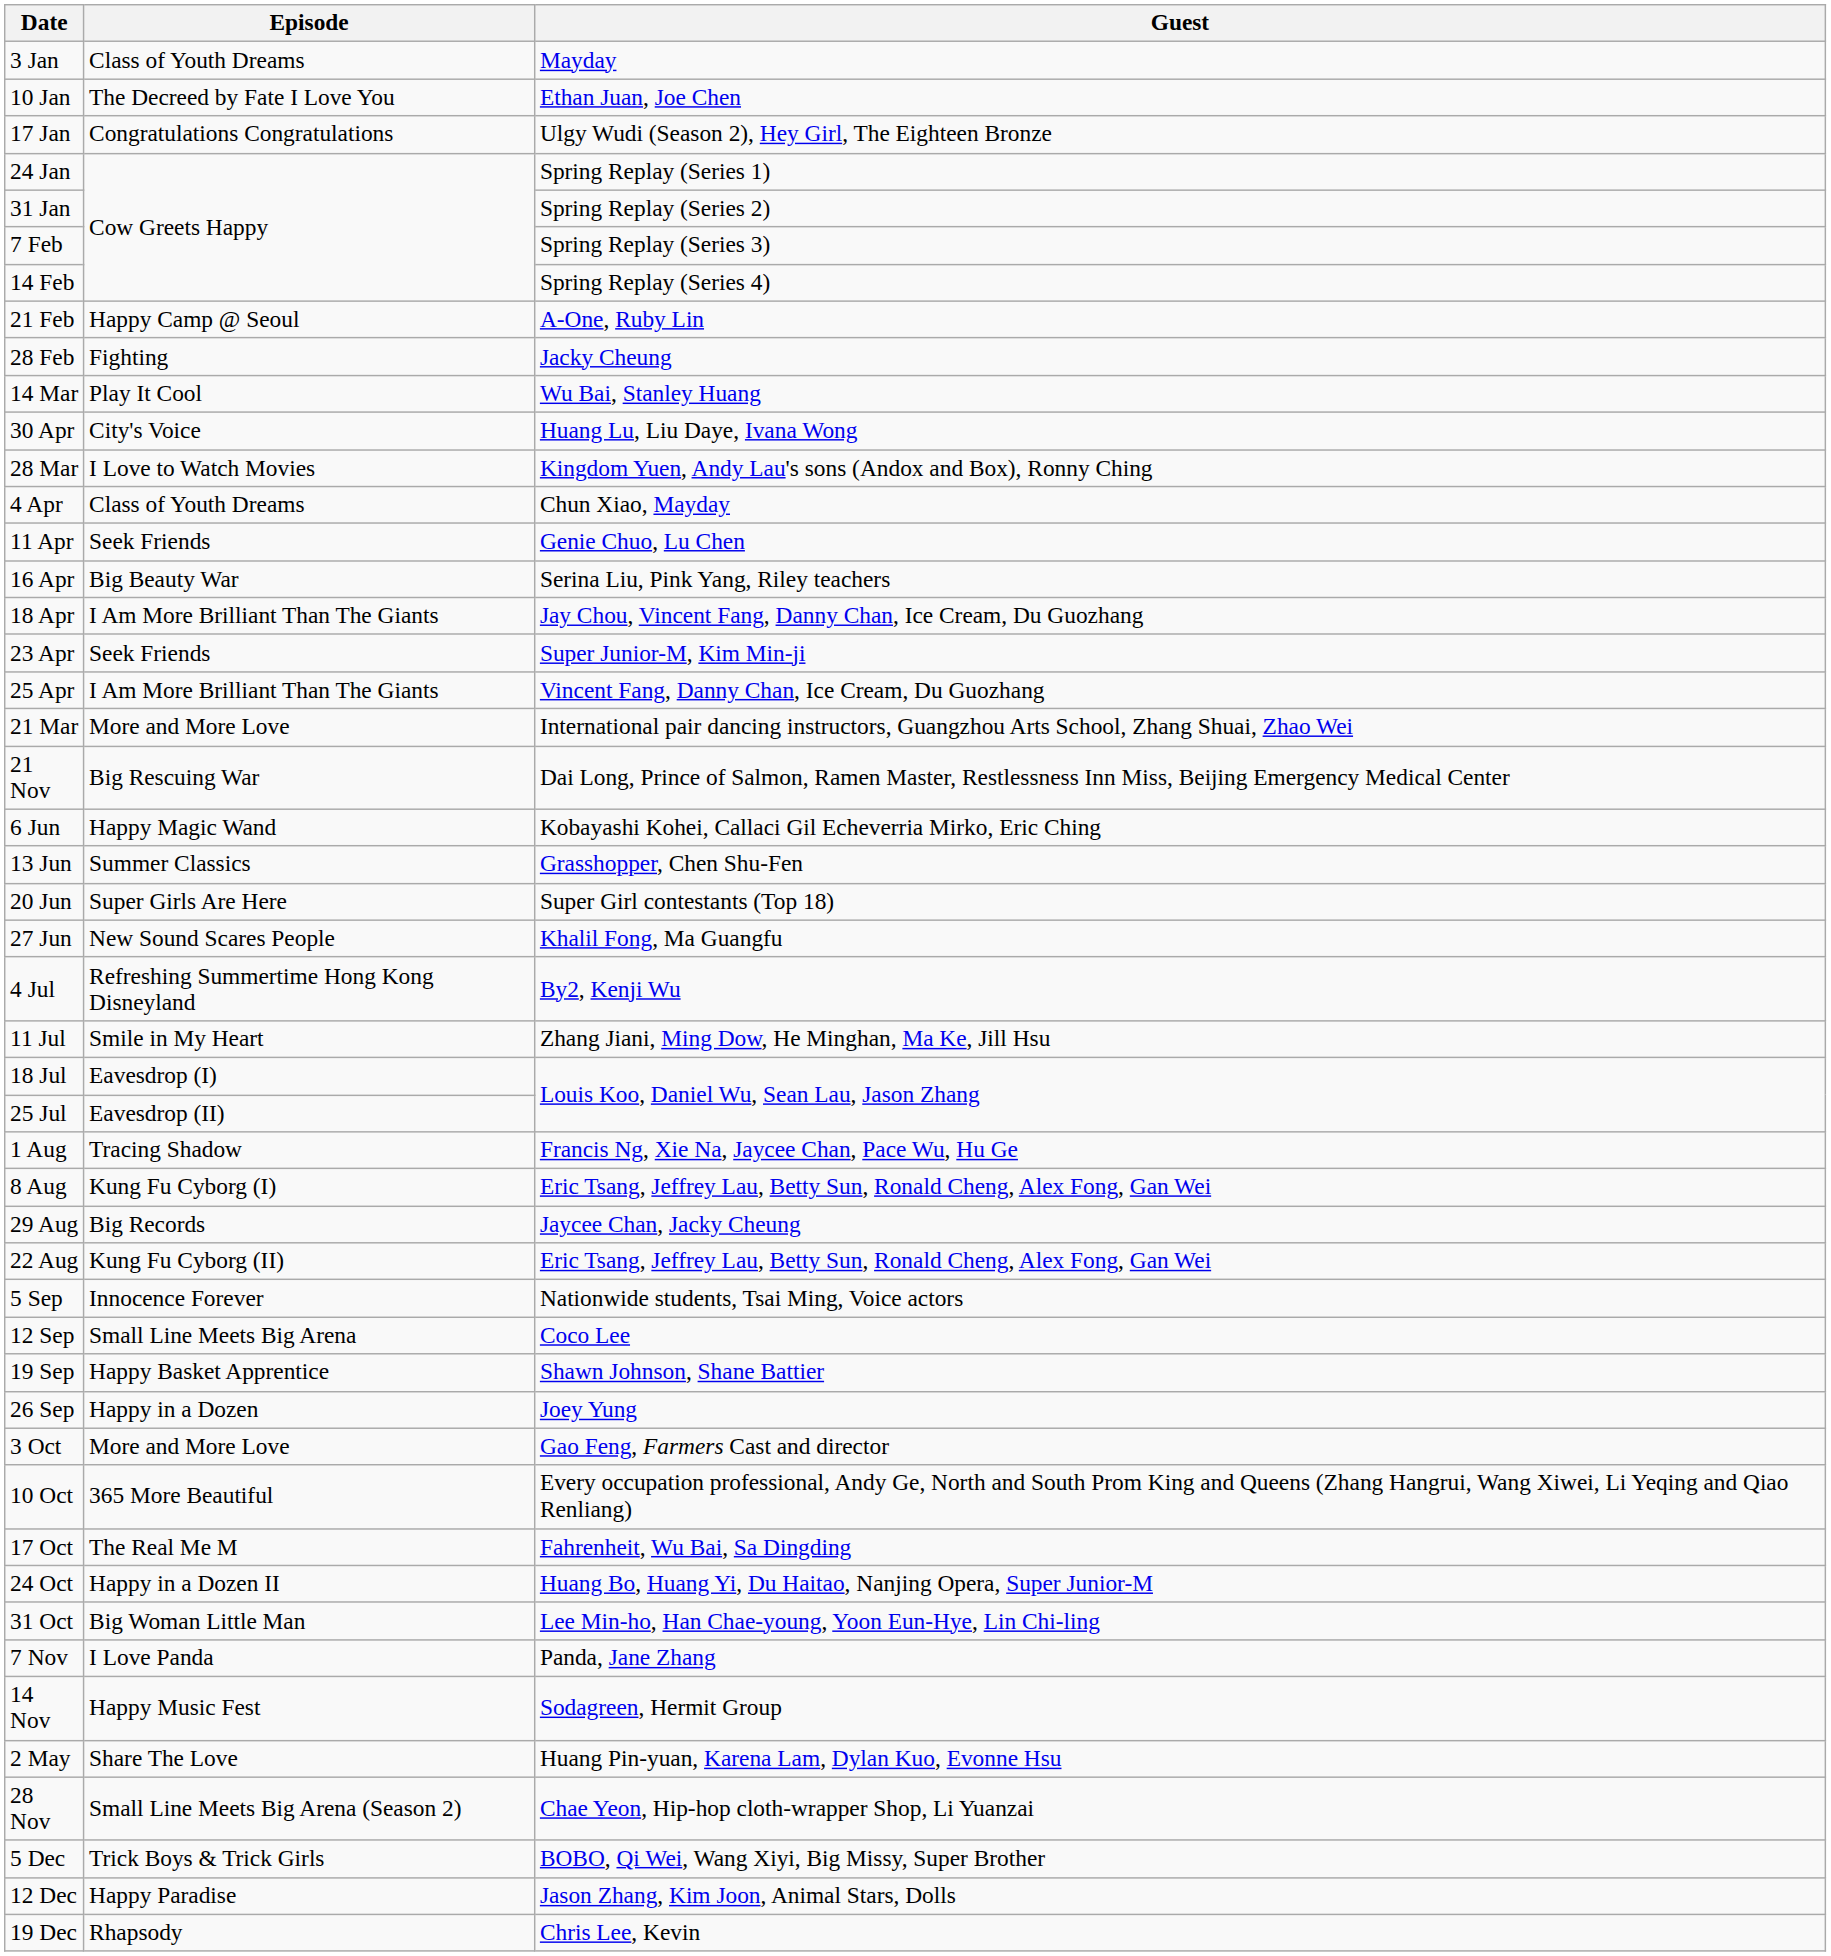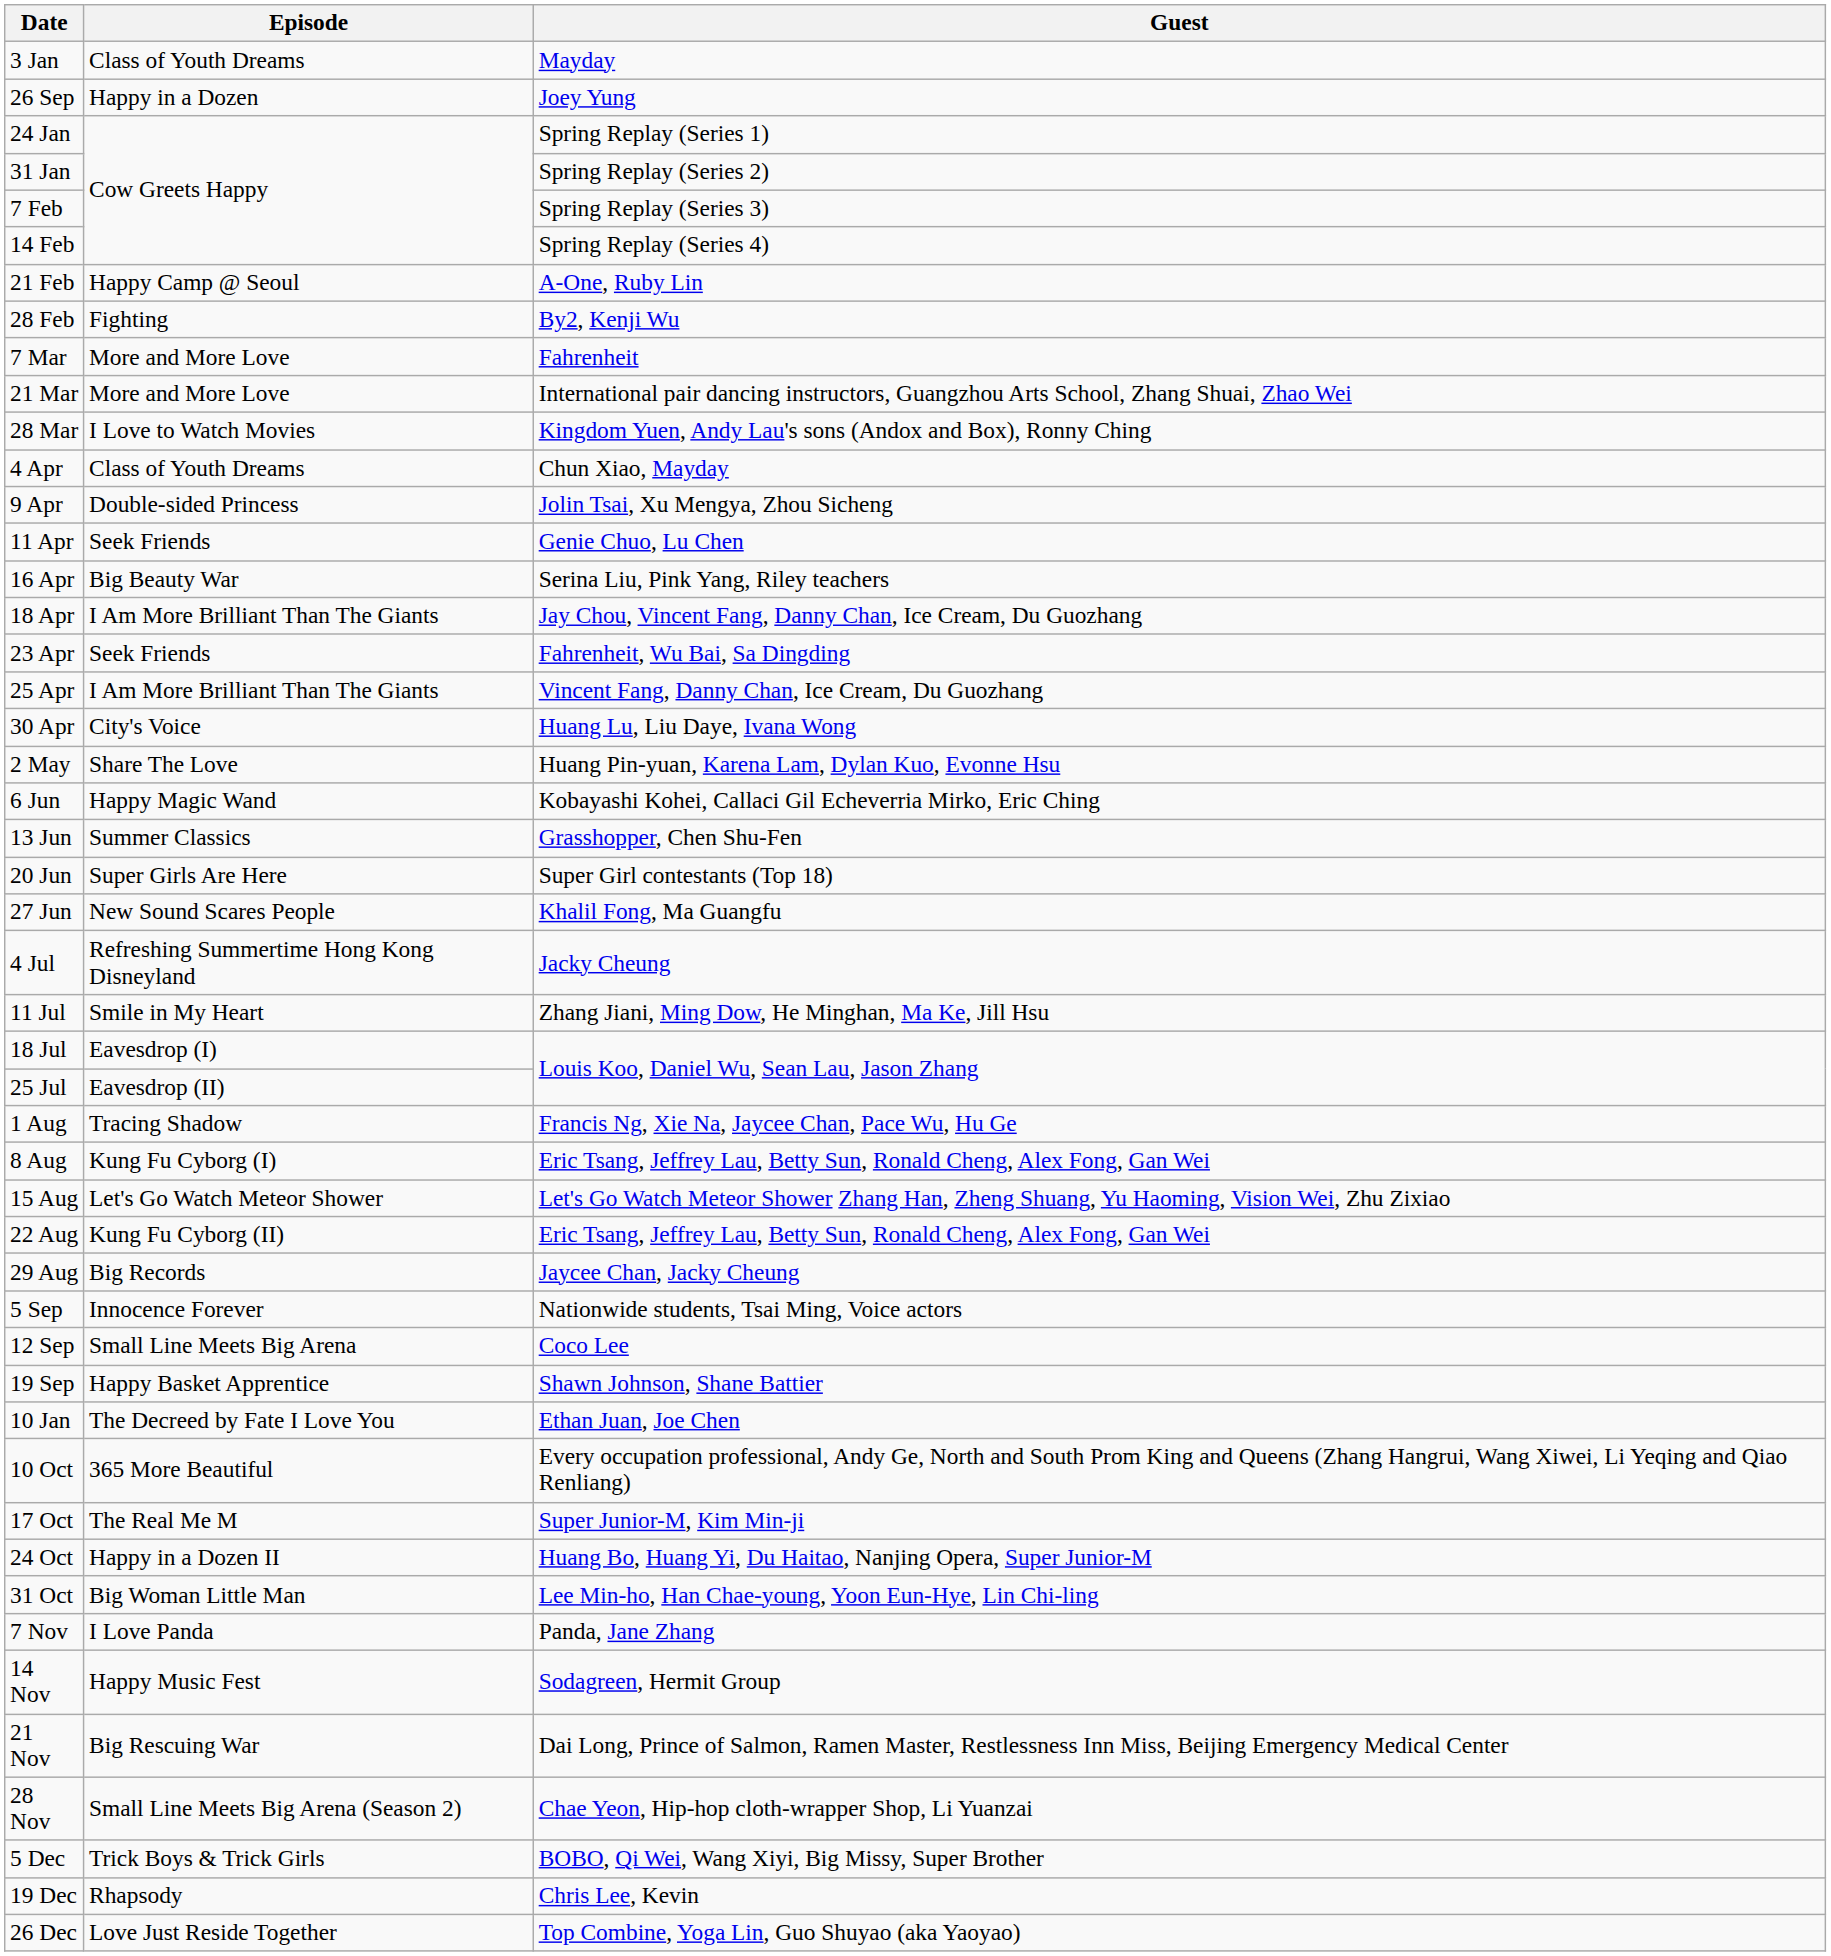rows swapped: (40, 97) <-> (42, 1409)
- row: (40, 134)
(606, 356) Jacky Cheung -> (609, 319) By2, Kenji Wu
+ row: (38, 356)
- row: (44, 393)
rows swapped: (44, 726) <-> (42, 430)
+ row: (36, 504)
(673, 652) Super Junior-M, Kim Min-ji -> (694, 652) Fahrenheit, Wu Bai, Sa Dingding
rows swapped: (40, 1758) <-> (30, 777)
(610, 988) By2, Kenji Wu -> (605, 962) Jacky Cheung
+ row: (44, 1197)
rows swapped: (44, 1261) <-> (44, 1224)
- row: (36, 1446)
(696, 1546) Fahrenheit, Wu Bai, Sa Dingding -> (671, 1520) Super Junior-M, Kim Min-ji
- row: (44, 1895)
+ row: (44, 1932)
